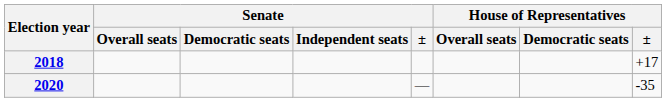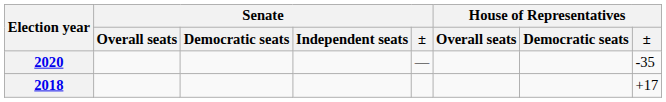rows swapped: (49, 62) <-> (49, 85)
